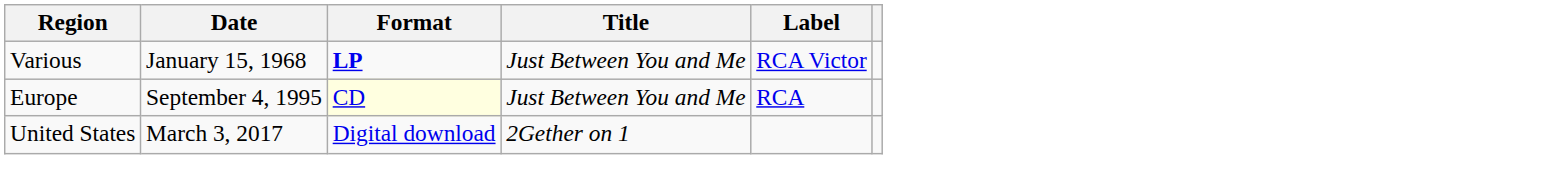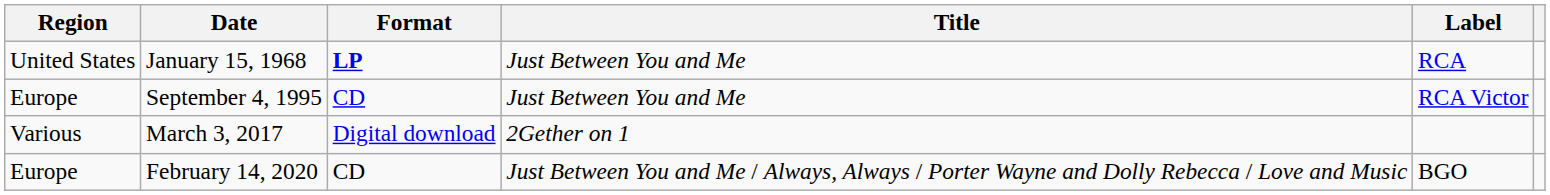(46, 60) Various -> (73, 60) United States
(811, 60) RCA Victor -> (1442, 60) RCA
(349, 97) lightyellow background -> (349, 97) no background
(780, 97) RCA -> (1473, 97) RCA Victor
(73, 134) United States -> (46, 134) Various
+ row: (232, 171)
